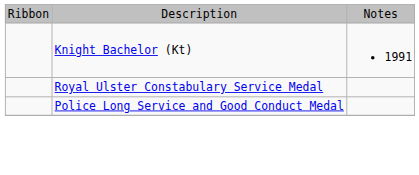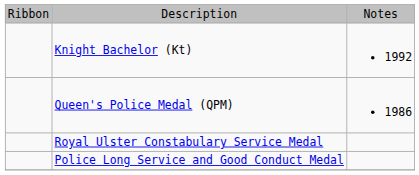(381, 57) 1991 -> (381, 57) 1992
+ row: (144, 105)
